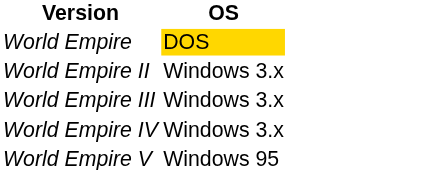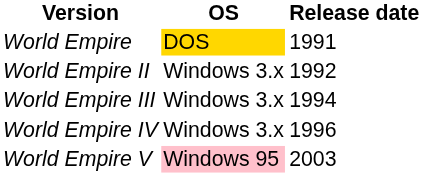+ column: (354, 12)
(221, 159) no background -> (221, 159) pink background
